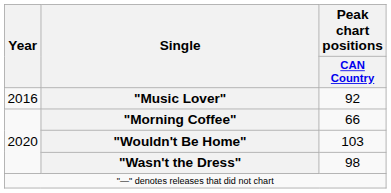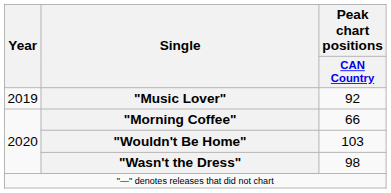(23, 98) 2016 -> (23, 98) 2019
